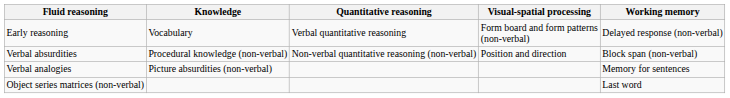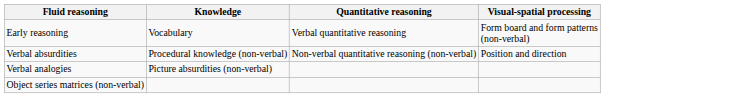- column: (663, 12)
